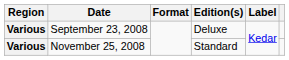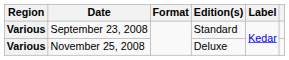(211, 30) Deluxe -> (216, 30) Standard
(216, 47) Standard -> (211, 47) Deluxe
